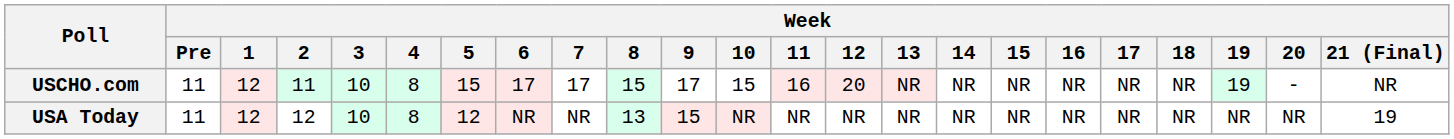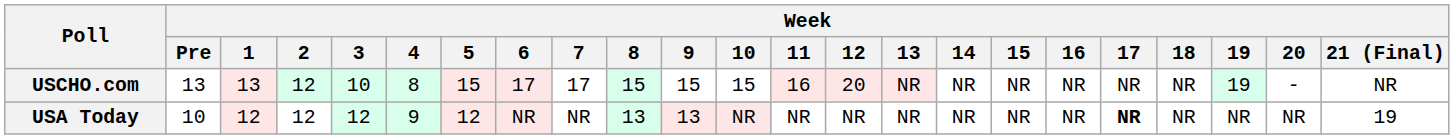(194, 85) 11 -> (194, 85) 13
(249, 85) 12 -> (249, 85) 13
(304, 85) 11 -> (304, 85) 12
(689, 85) 17 -> (689, 85) 15
(194, 117) 11 -> (194, 117) 10
(359, 117) 10 -> (359, 117) 12
(414, 117) 8 -> (414, 117) 9
(689, 117) 15 -> (689, 117) 13
(1129, 117) normal -> (1129, 117) bold
